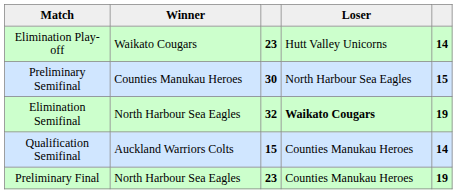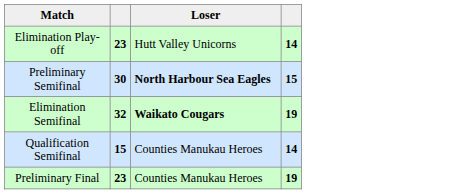- column: (186, 15)
(348, 79) normal -> (203, 79) bold
